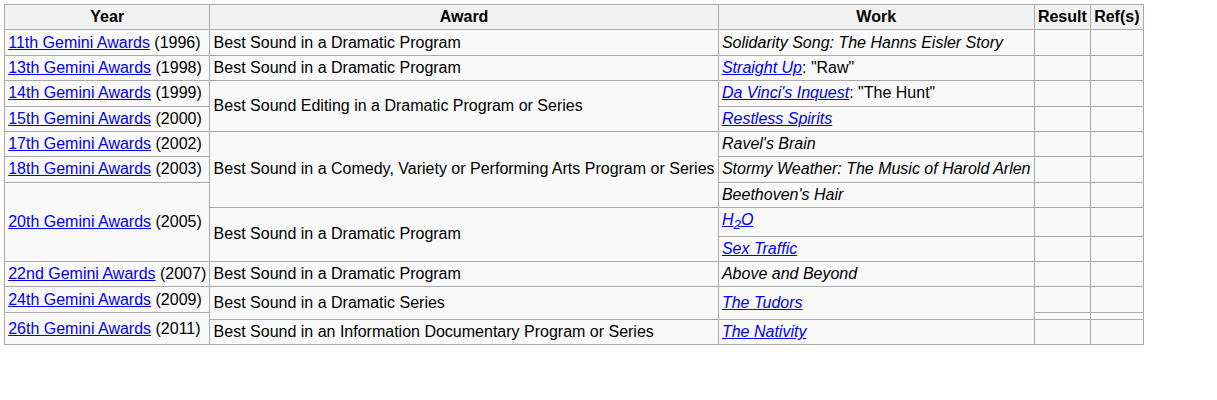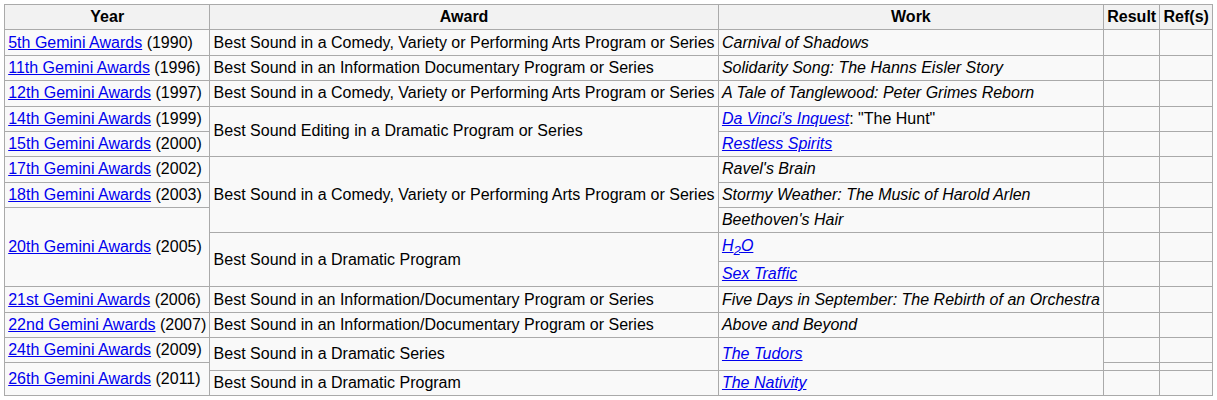+ row: (101, 42)
(337, 42) Best Sound in a Dramatic Program -> (434, 67) Best Sound in an Information Documentary Program or Series
+ row: (105, 93)
- row: (105, 67)
+ row: (105, 299)
(337, 274) Best Sound in a Dramatic Program -> (434, 324) Best Sound in an Information/Documentary Program or Series
(434, 332) Best Sound in an Information Documentary Program or Series -> (337, 382) Best Sound in a Dramatic Program
